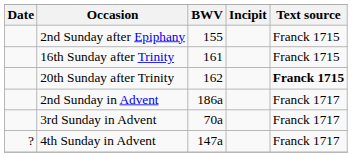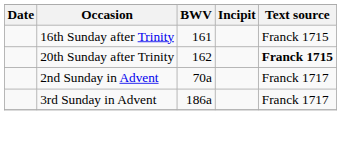- row: (113, 36)
(210, 99) 186a -> (202, 78) 70a
(213, 120) 70a -> (199, 99) 186a
- row: (98, 141)
